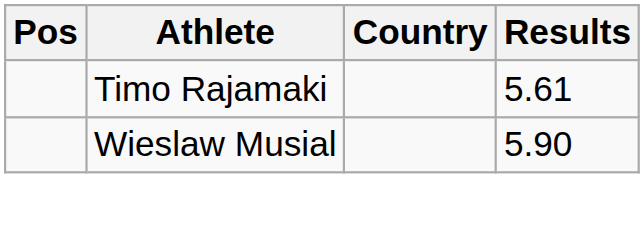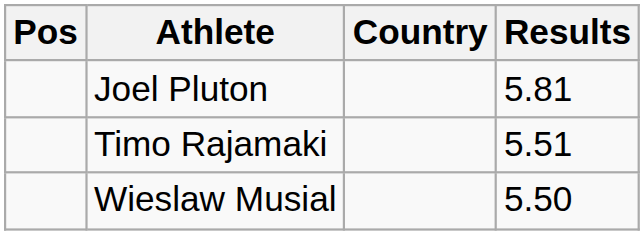+ row: (181, 88)
(538, 88) 5.61 -> (538, 144) 5.51
(538, 144) 5.90 -> (538, 199) 5.50
